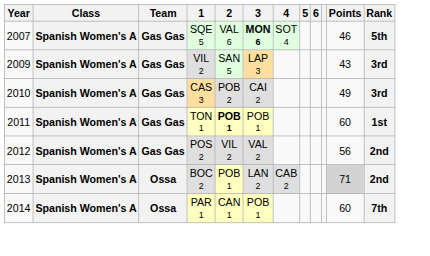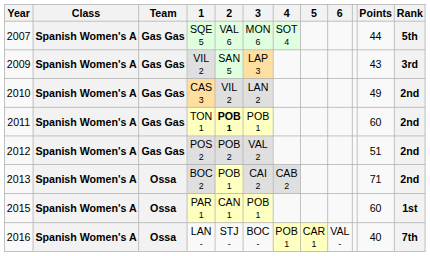(258, 36) bold -> (258, 36) normal
(345, 36) 46 -> (376, 36) 44
(229, 93) POB 2 -> (229, 93) VIL 2
(258, 93) CAI 2 -> (258, 93) LAN 2
(379, 93) 3rd -> (410, 93) 2nd
(379, 122) 1st -> (410, 122) 2nd
(229, 151) VIL 2 -> (229, 151) POB 2
(345, 151) 56 -> (376, 151) 51
(258, 179) LAN 2 -> (258, 179) CAI 2
(345, 179) lightgrey background -> (376, 179) no background
(19, 208) 2014 -> (19, 208) 2015
(379, 208) 7th -> (410, 208) 1st
+ row: (201, 237)
